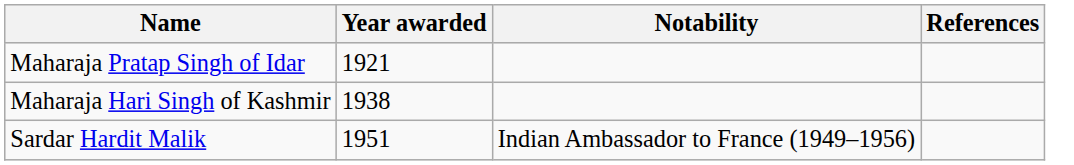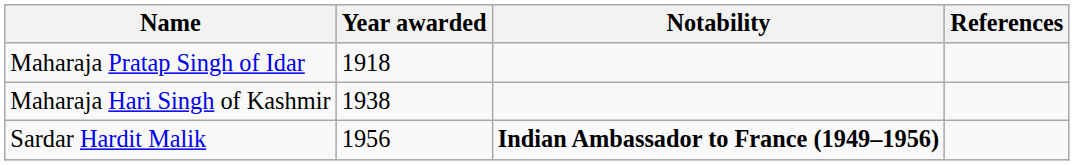(366, 62) 1921 -> (366, 62) 1918
(366, 139) 1951 -> (366, 139) 1956
(706, 139) normal -> (718, 139) bold
